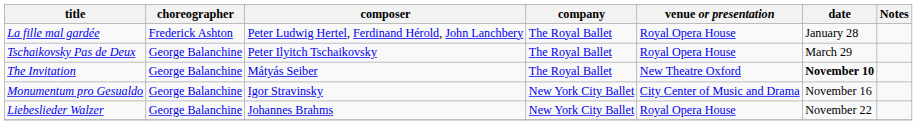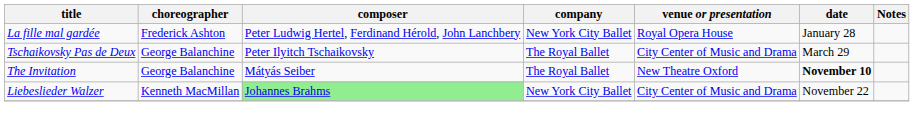(570, 33) The Royal Ballet -> (579, 33) New York City Ballet
(688, 52) Royal Opera House -> (717, 52) City Center of Music and Drama
- row: (75, 91)
(195, 110) George Balanchine -> (190, 91) Kenneth MacMillan
(290, 110) no background -> (288, 91) lightgreen background
(688, 110) Royal Opera House -> (717, 91) City Center of Music and Drama
